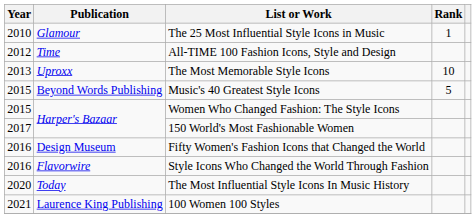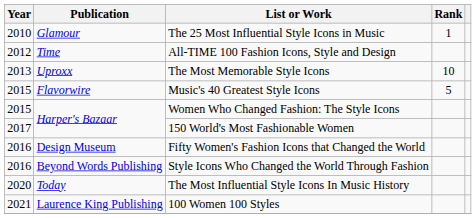(99, 90) Beyond Words Publishing -> (63, 90) Flavorwire
(63, 166) Flavorwire -> (99, 166) Beyond Words Publishing
